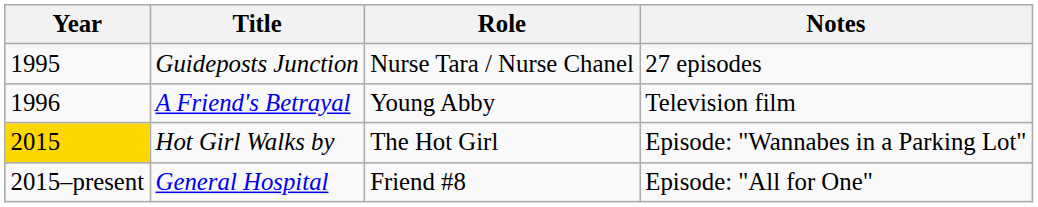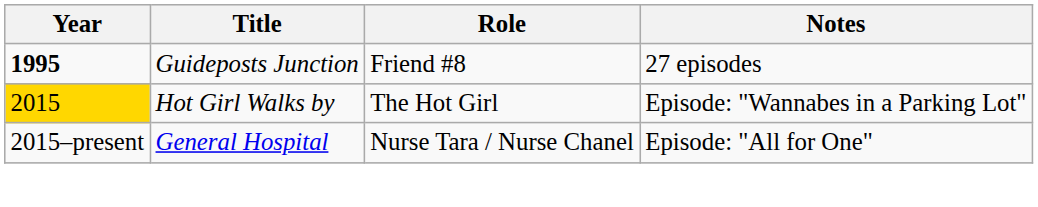(35, 63) normal -> (35, 63) bold
(502, 63) Nurse Tara / Nurse Chanel -> (418, 63) Friend #8
- row: (253, 102)
(418, 181) Friend #8 -> (502, 142) Nurse Tara / Nurse Chanel
